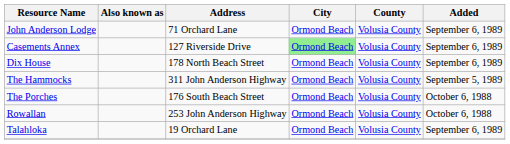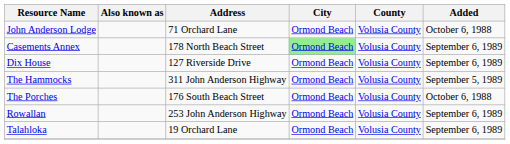(464, 29) September 6, 1989 -> (459, 29) October 6, 1988
(210, 46) 127 Riverside Drive -> (216, 46) 178 North Beach Street
(216, 63) 178 North Beach Street -> (210, 63) 127 Riverside Drive
(459, 113) October 6, 1988 -> (464, 113) September 6, 1989
